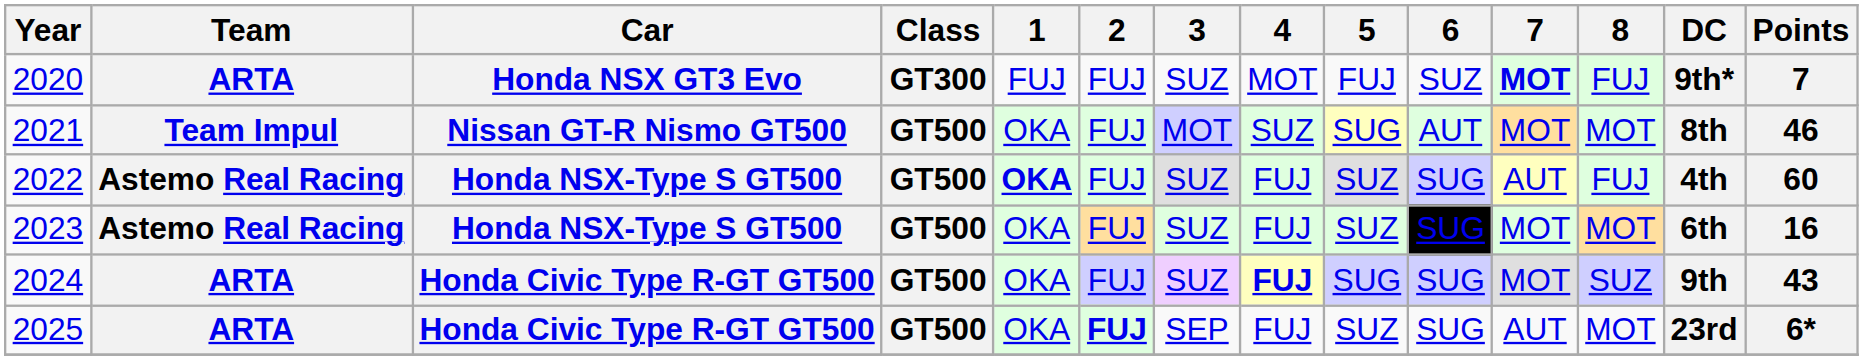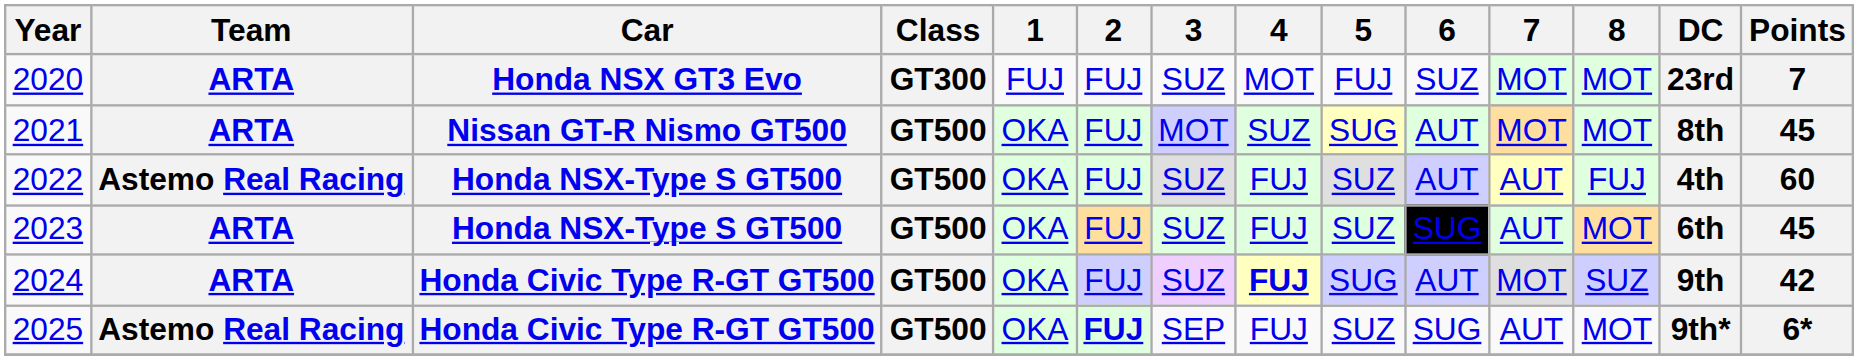(1535, 80) bold -> (1532, 80) normal
(1620, 80) FUJ -> (1617, 80) MOT
(1704, 80) 9th* -> (1701, 80) 23rd
(251, 130) Team Impul -> (251, 130) ARTA
(1801, 130) 46 -> (1797, 130) 45
(1037, 180) bold -> (1035, 180) normal
(1451, 180) SUG -> (1447, 180) AUT
(251, 230) Astemo Real Racing -> (251, 230) ARTA
(1535, 230) MOT -> (1532, 230) AUT
(1801, 230) 16 -> (1797, 230) 45
(1451, 279) SUG -> (1447, 279) AUT
(1801, 279) 43 -> (1797, 279) 42
(251, 329) ARTA -> (251, 329) Astemo Real Racing
(1704, 329) 23rd -> (1701, 329) 9th*
